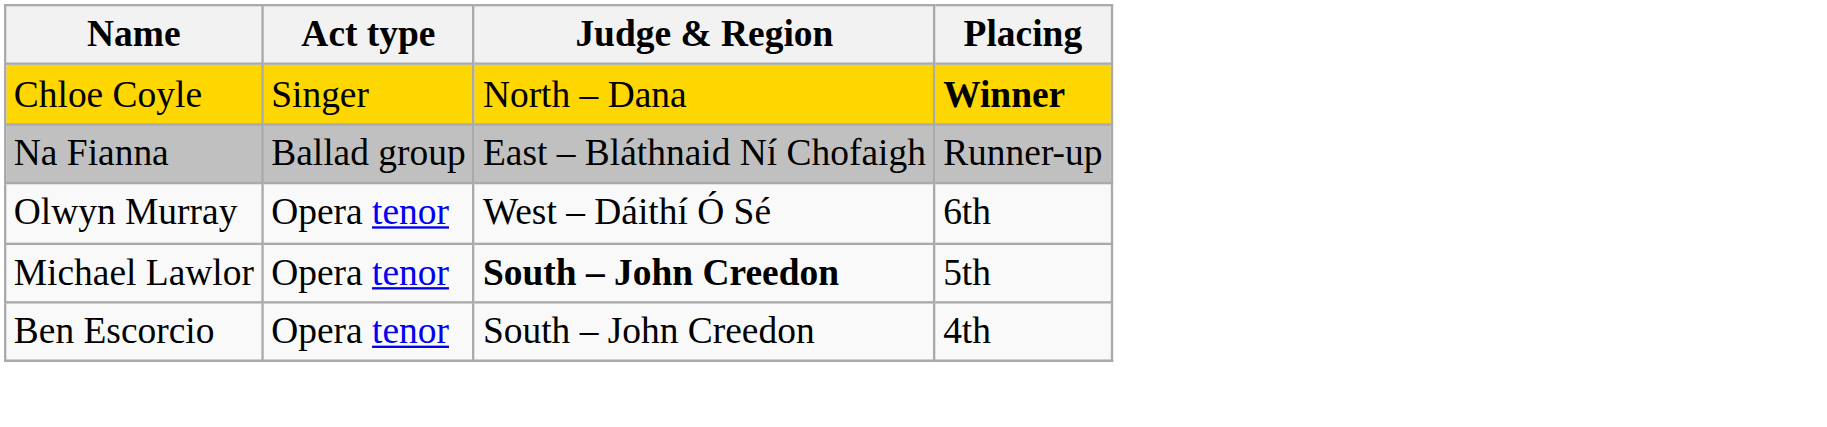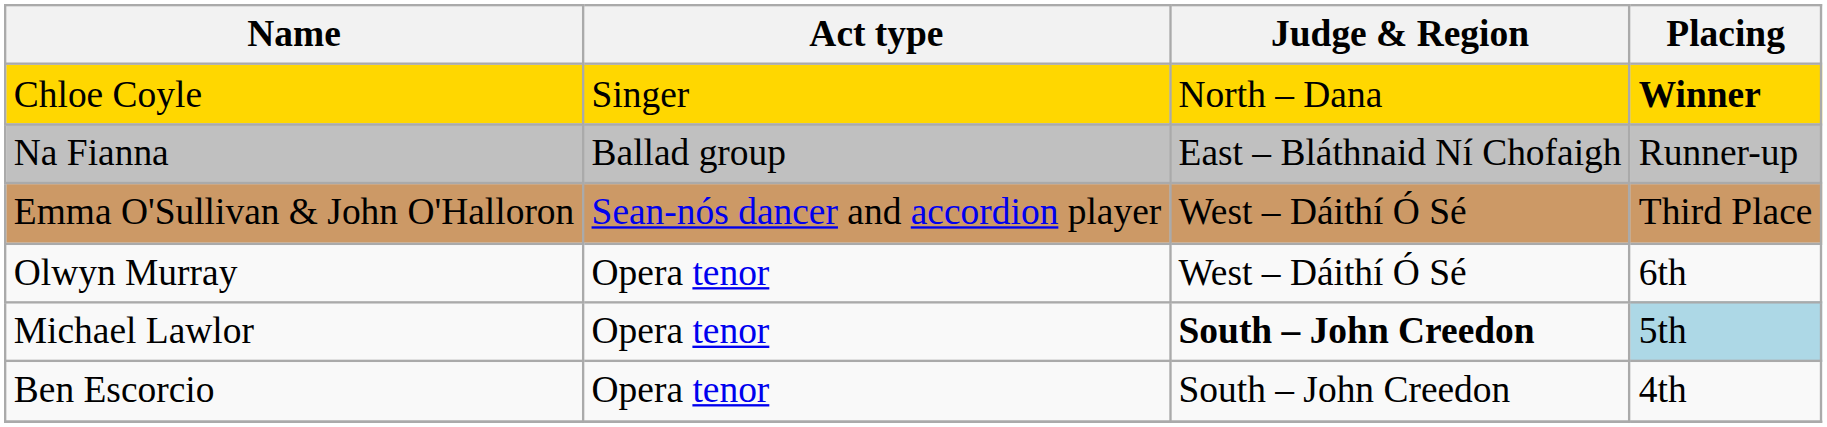+ row: (294, 212)
(967, 271) no background -> (1663, 331) lightblue background
